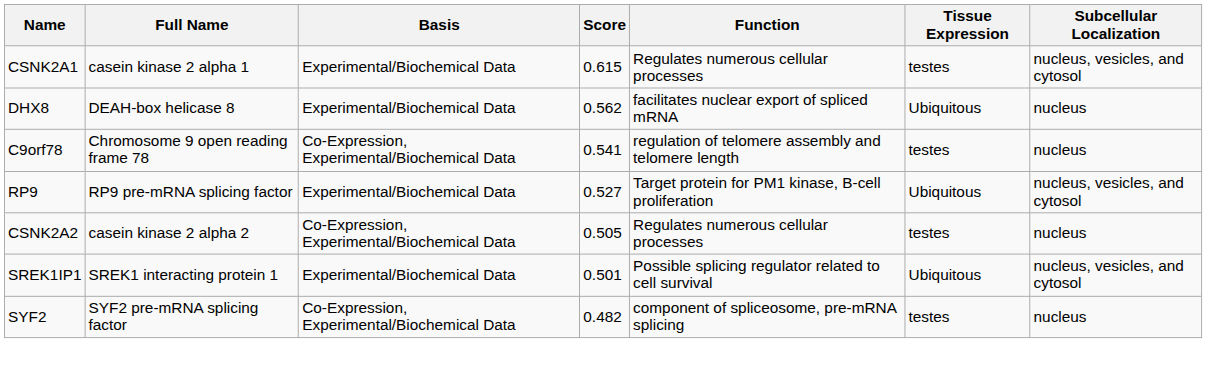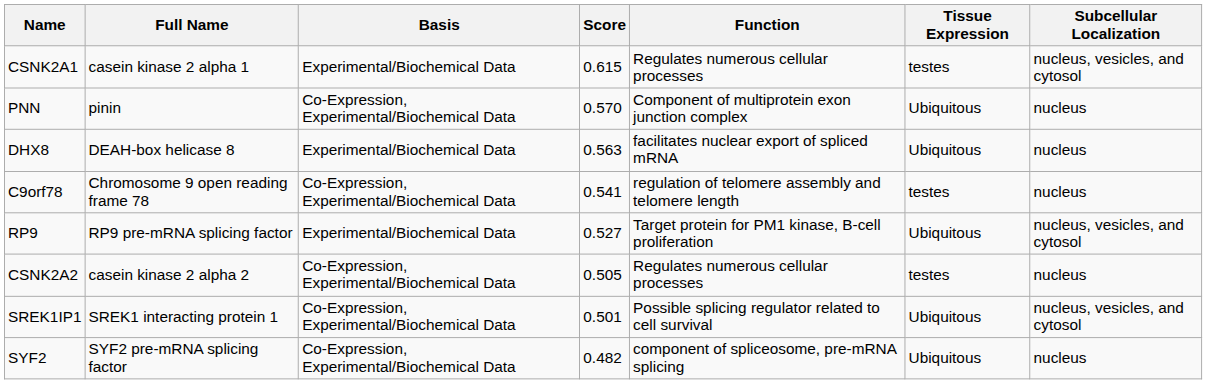+ row: (24, 108)
(603, 108) 0.562 -> (603, 150) 0.563
(409, 275) Experimental/Biochemical Data -> (409, 316) Co-Expression, Experimental/Biochemical Data
(929, 316) testes -> (945, 358) Ubiquitous
